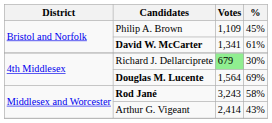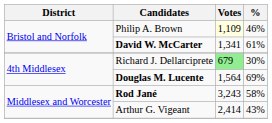(229, 28) no background -> (229, 28) lightyellow background
(255, 28) 45% -> (255, 28) 46%
